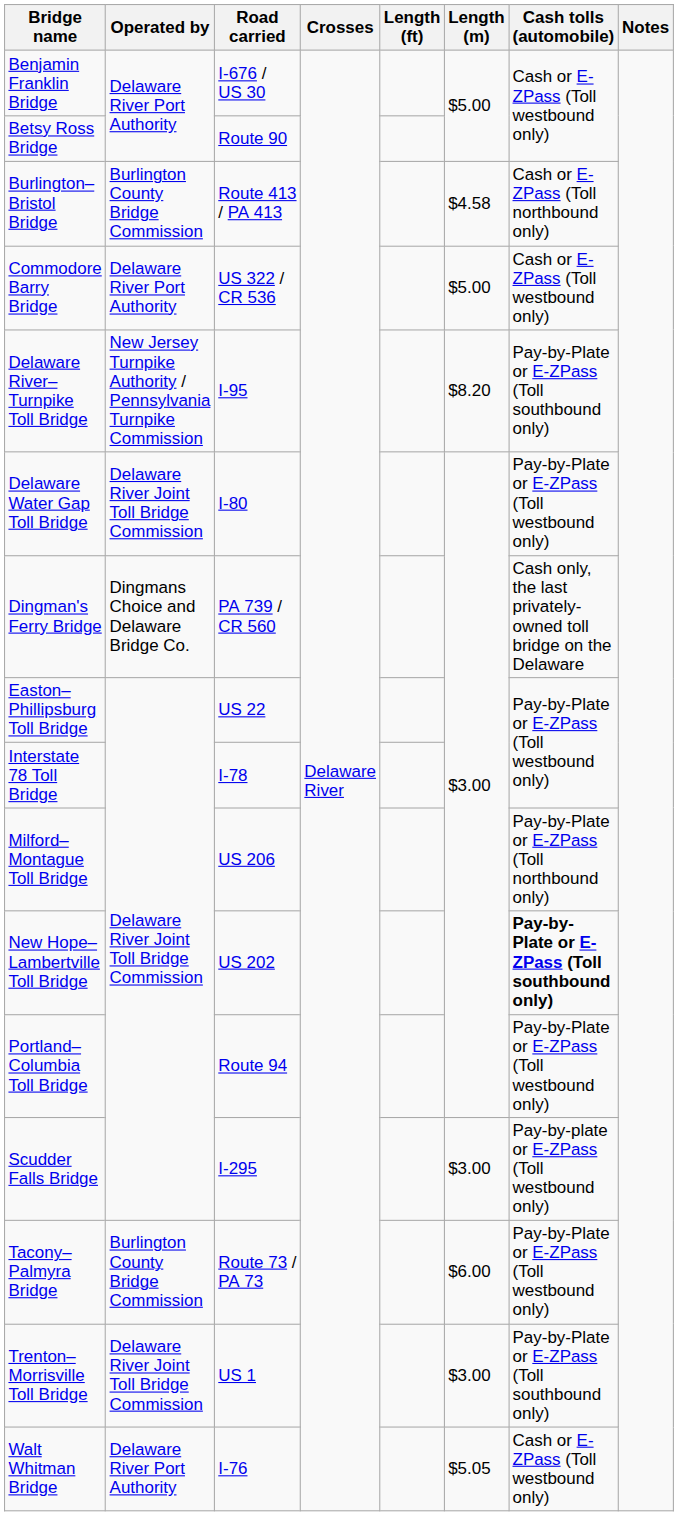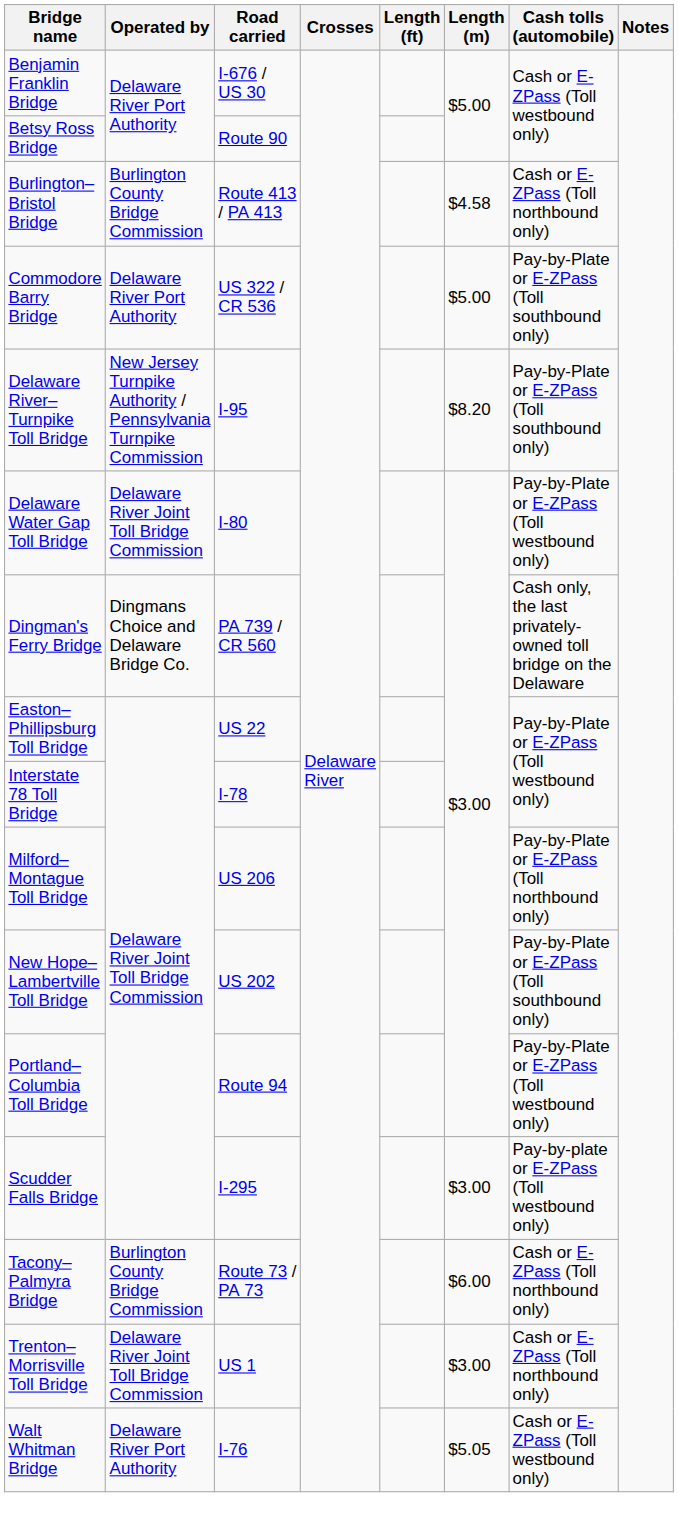(554, 287) Cash or E-ZPass (Toll westbound only) -> (561, 297) Pay-by-Plate or E-ZPass (Toll southbound only)
(562, 962) bold -> (561, 981) normal
(561, 1272) Pay-by-Plate or E-ZPass (Toll westbound only) -> (555, 1281) Cash or E-ZPass (Toll northbound only)
(561, 1375) Pay-by-Plate or E-ZPass (Toll southbound only) -> (555, 1365) Cash or E-ZPass (Toll northbound only)
